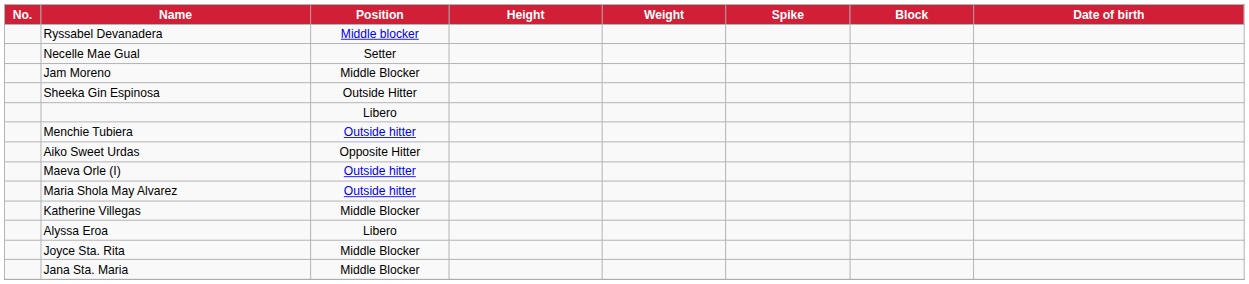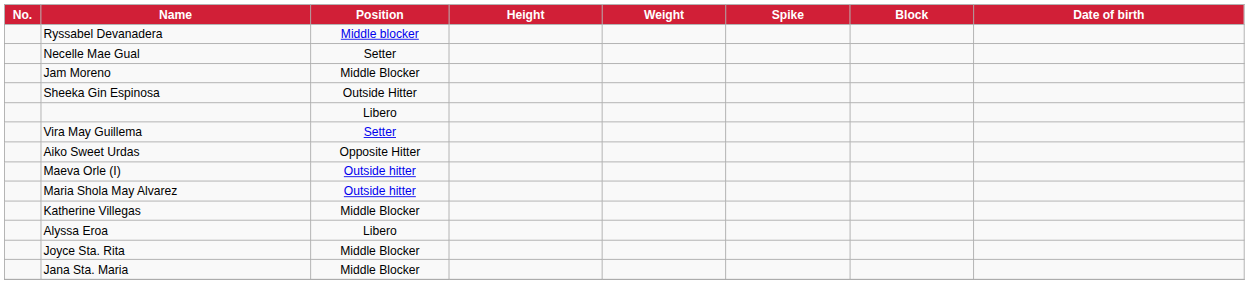+ row: (93, 132)
- row: (88, 132)
